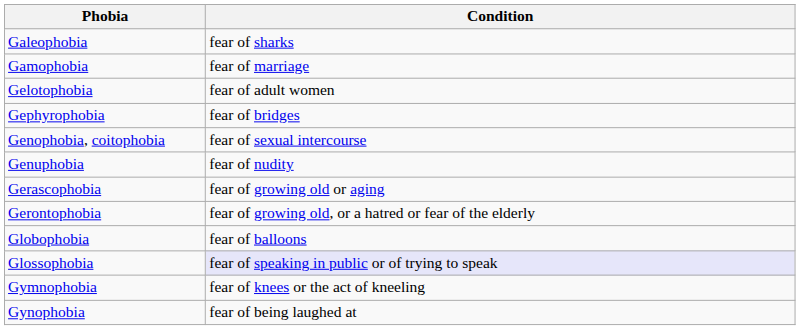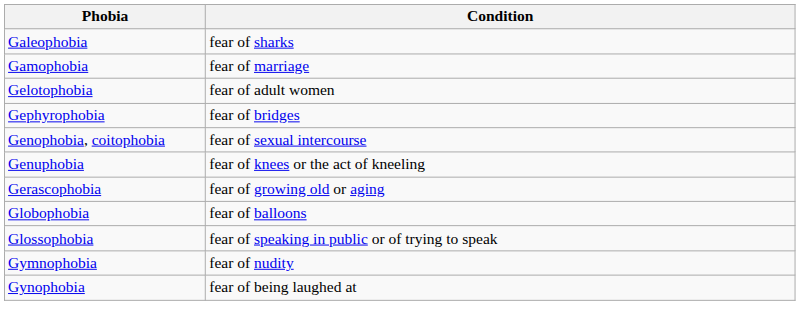(251, 164) fear of nudity -> (317, 164) fear of knees or the act of kneeling
- row: (55, 213)
(353, 262) lavender background -> (353, 238) no background
(317, 287) fear of knees or the act of kneeling -> (251, 262) fear of nudity
